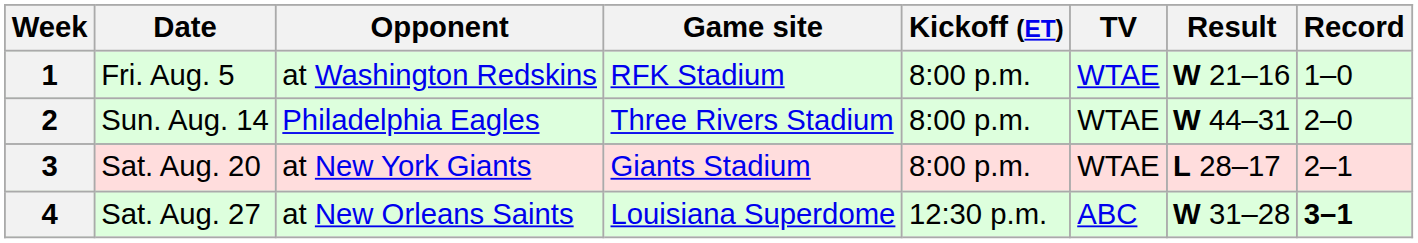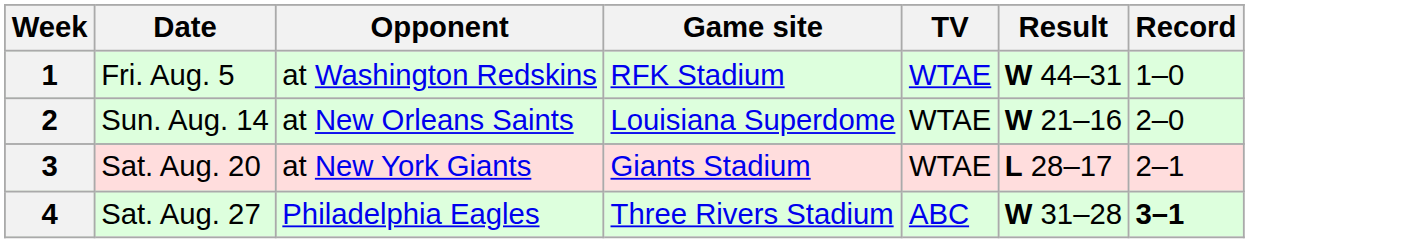- column: (986, 27)
(1232, 74) W 21–16 -> (1063, 74) W 44–31
(411, 120) Philadelphia Eagles -> (428, 120) at New Orleans Saints
(752, 120) Three Rivers Stadium -> (753, 120) Louisiana Superdome
(1232, 120) W 44–31 -> (1063, 120) W 21–16
(428, 213) at New Orleans Saints -> (411, 213) Philadelphia Eagles
(753, 213) Louisiana Superdome -> (752, 213) Three Rivers Stadium
